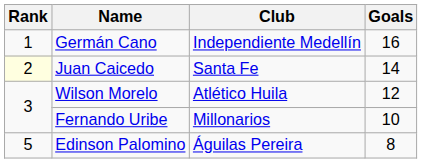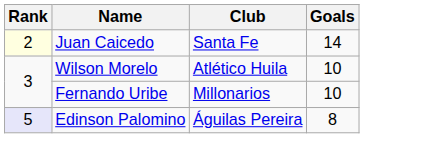- row: (106, 42)
(391, 94) 12 -> (332, 68) 10
(28, 145) no background -> (28, 119) lavender background
